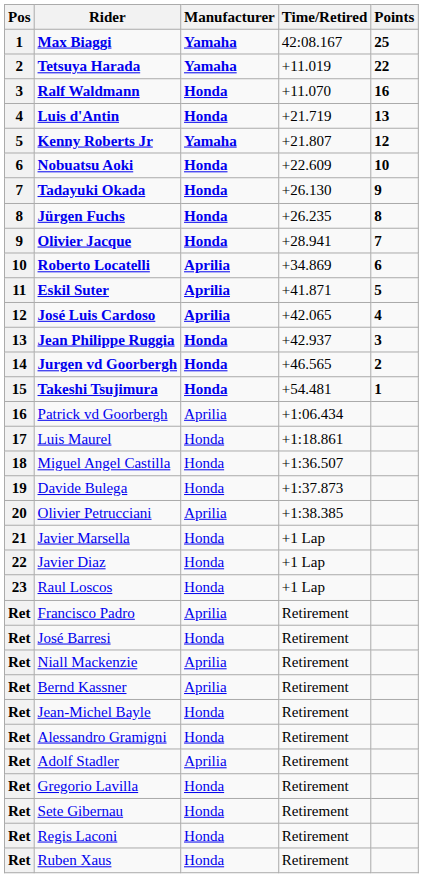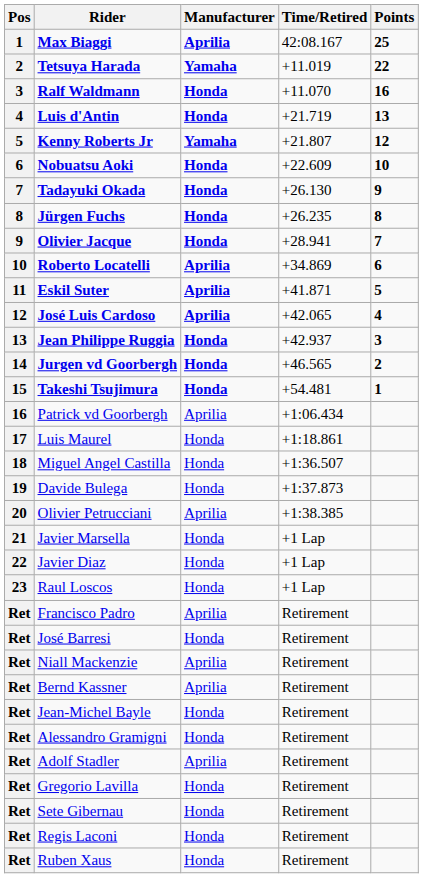(210, 41) Yamaha -> (207, 41) Aprilia
